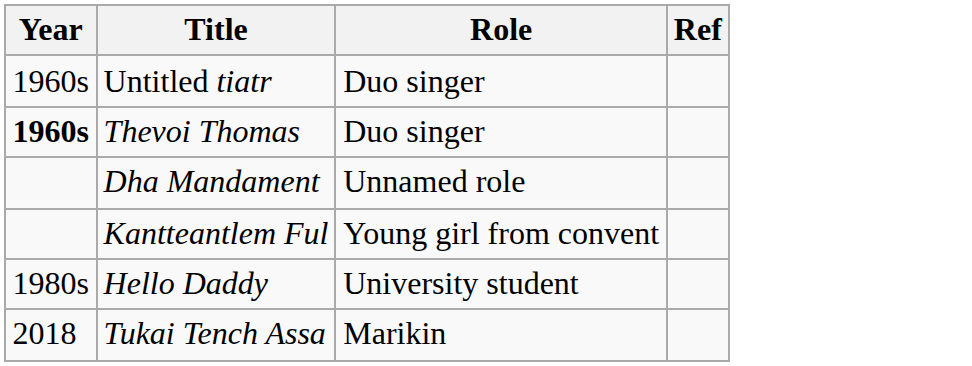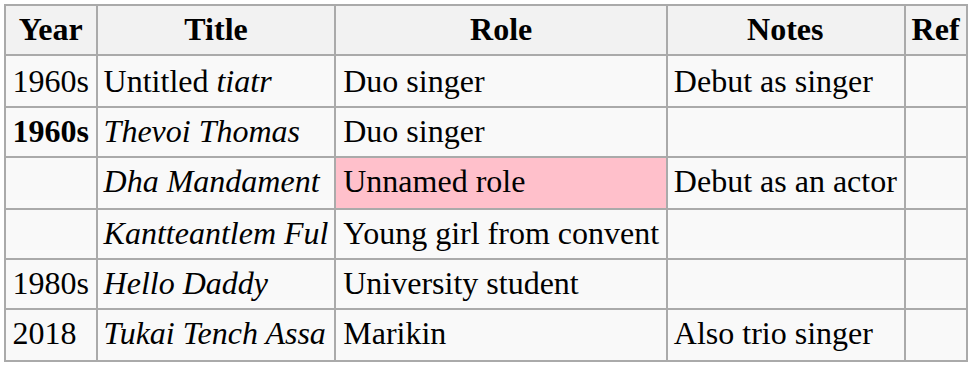+ column: (785, 29)
(434, 182) no background -> (434, 182) pink background
